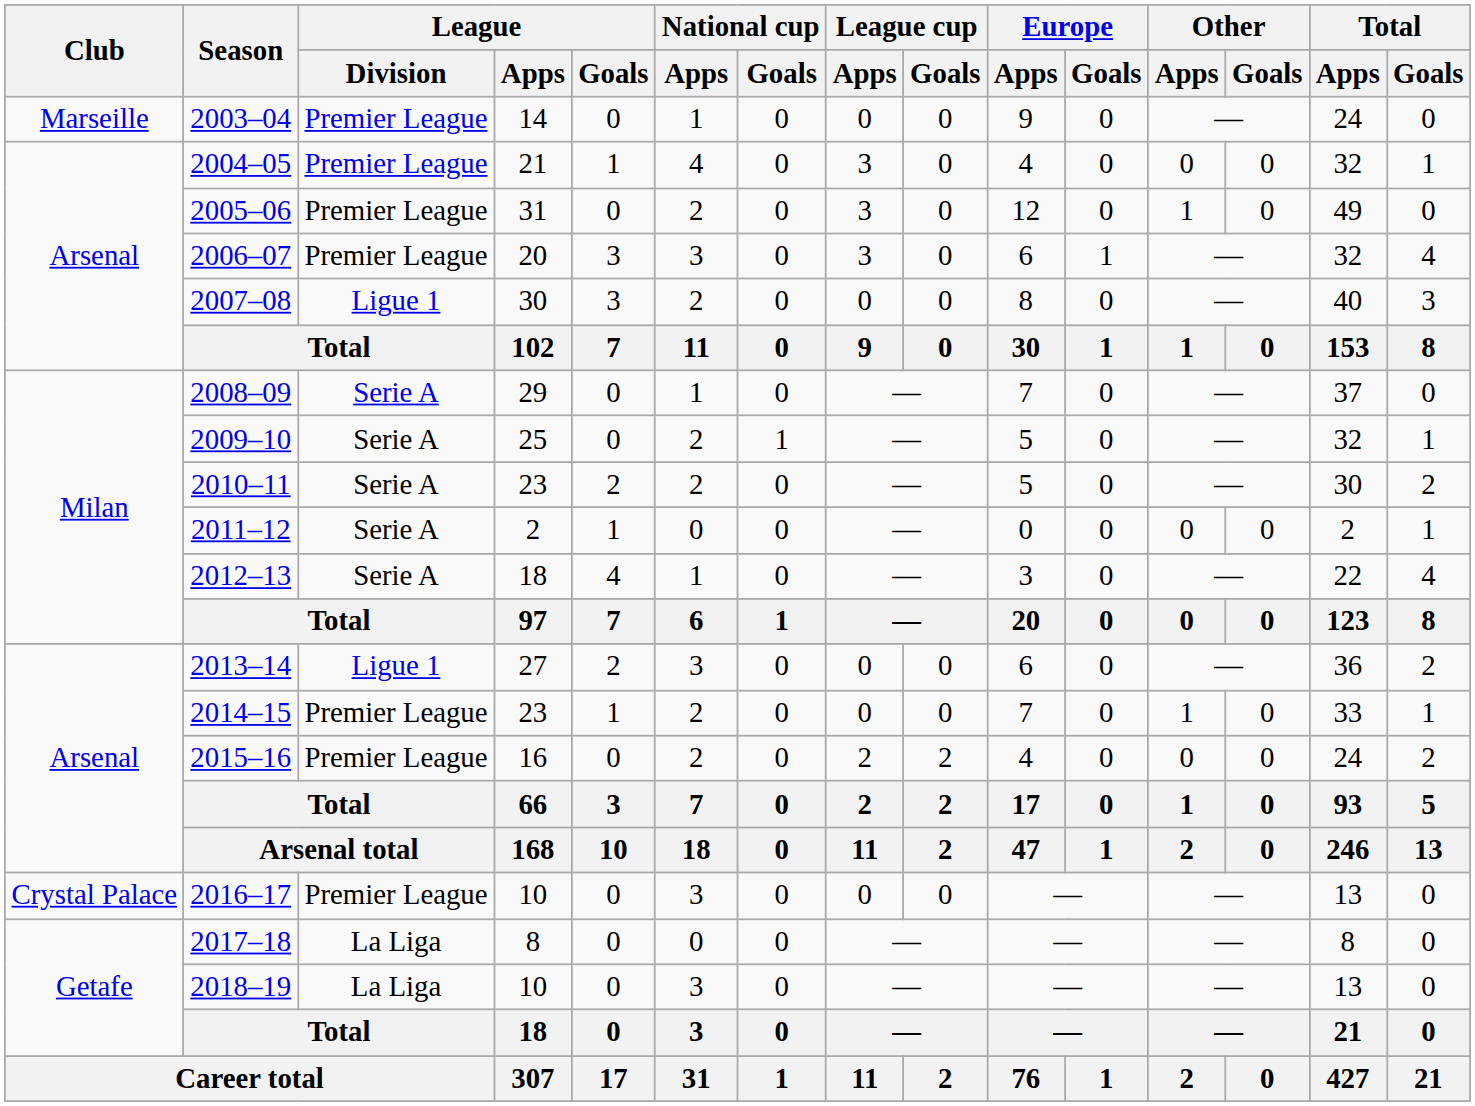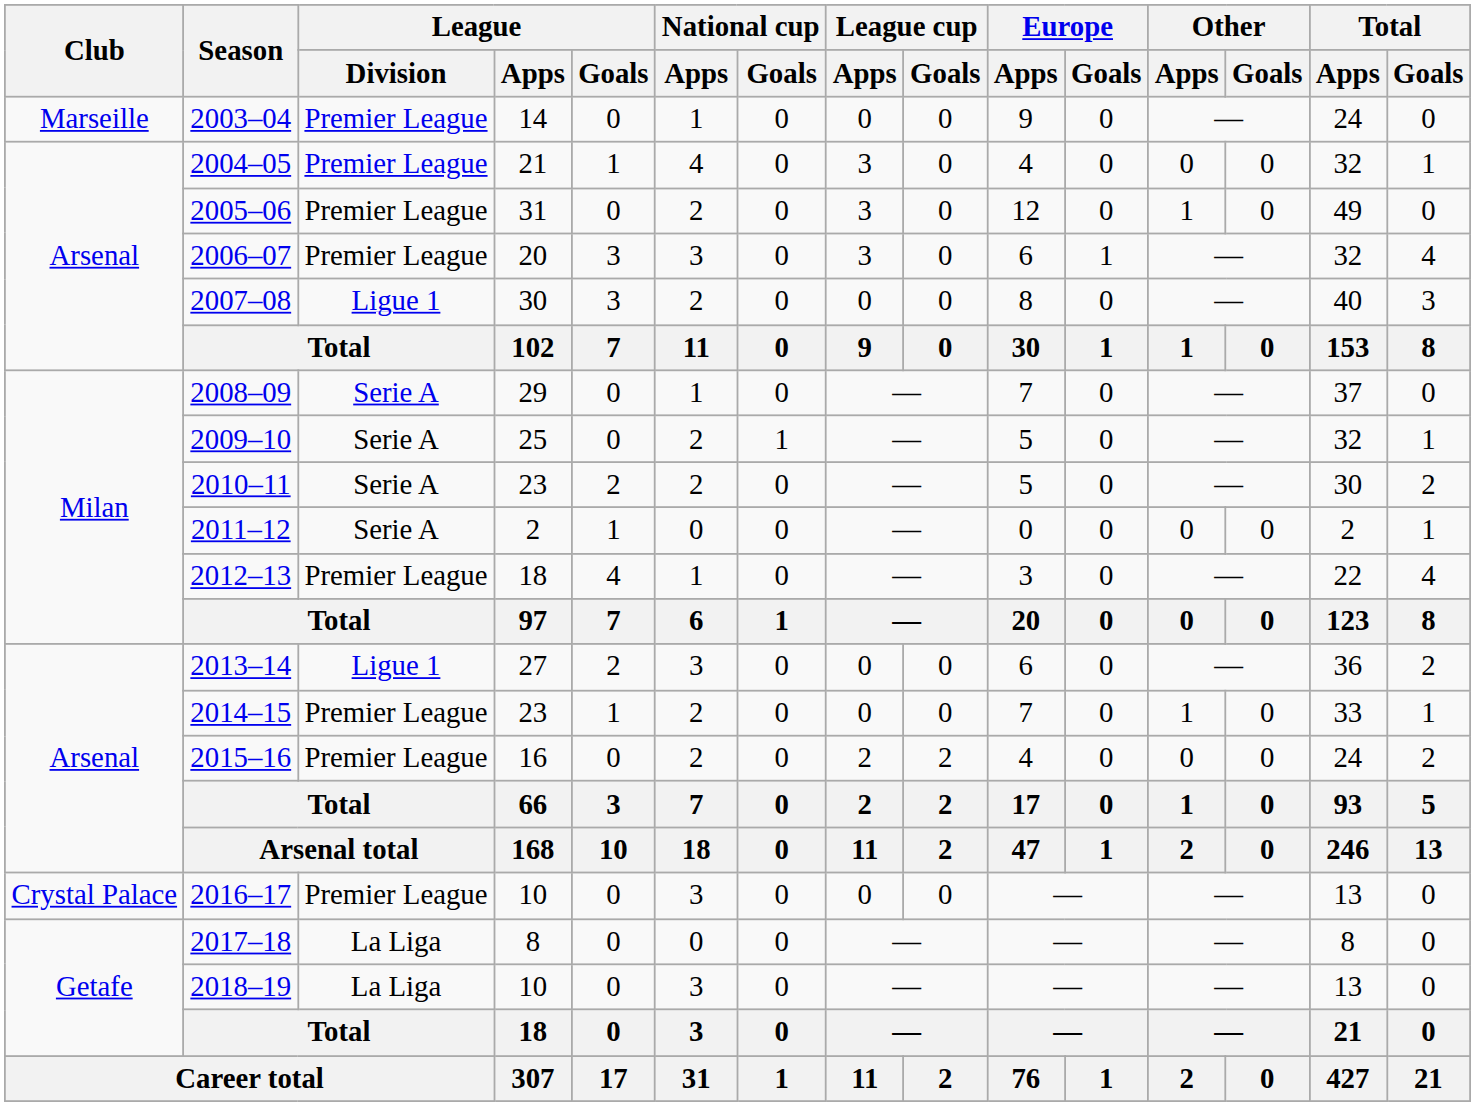(396, 575) Serie A -> (396, 575) Premier League
